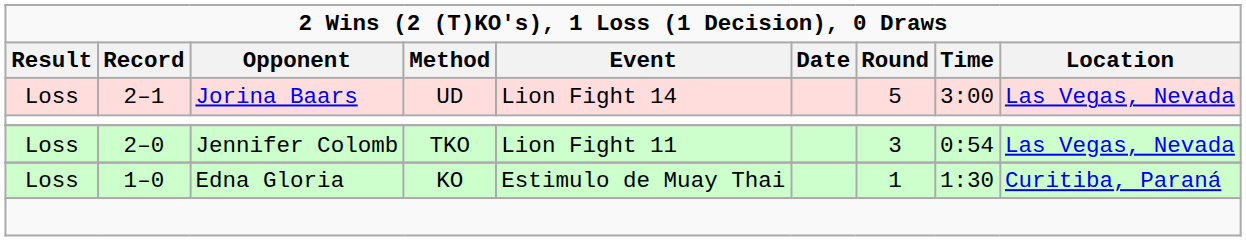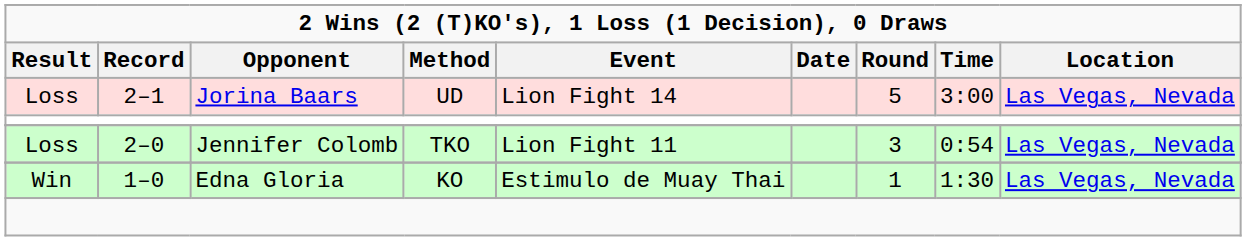(52, 181) Loss -> (52, 181) Win
(1113, 181) Curitiba, Paraná -> (1120, 181) Las Vegas, Nevada
